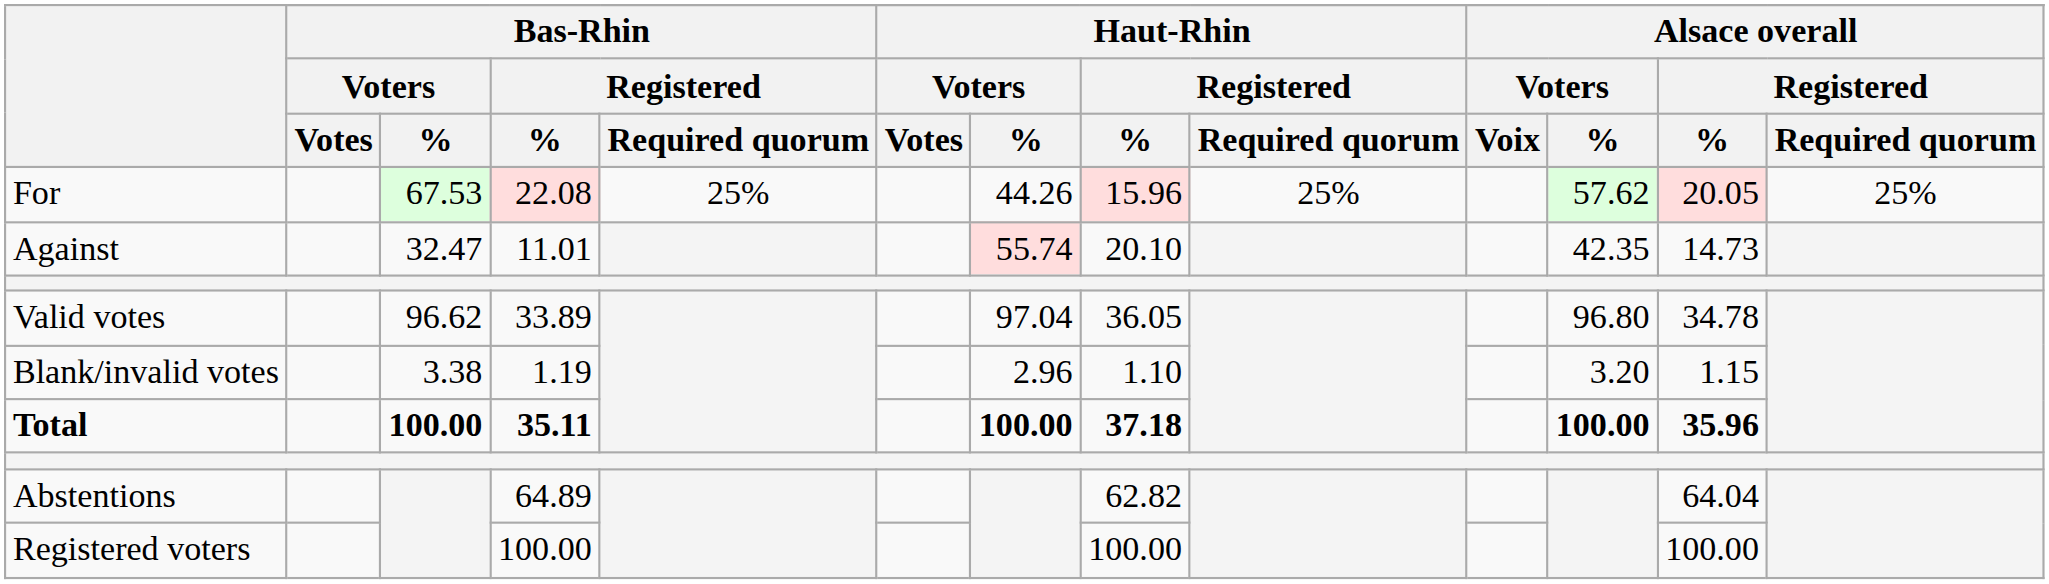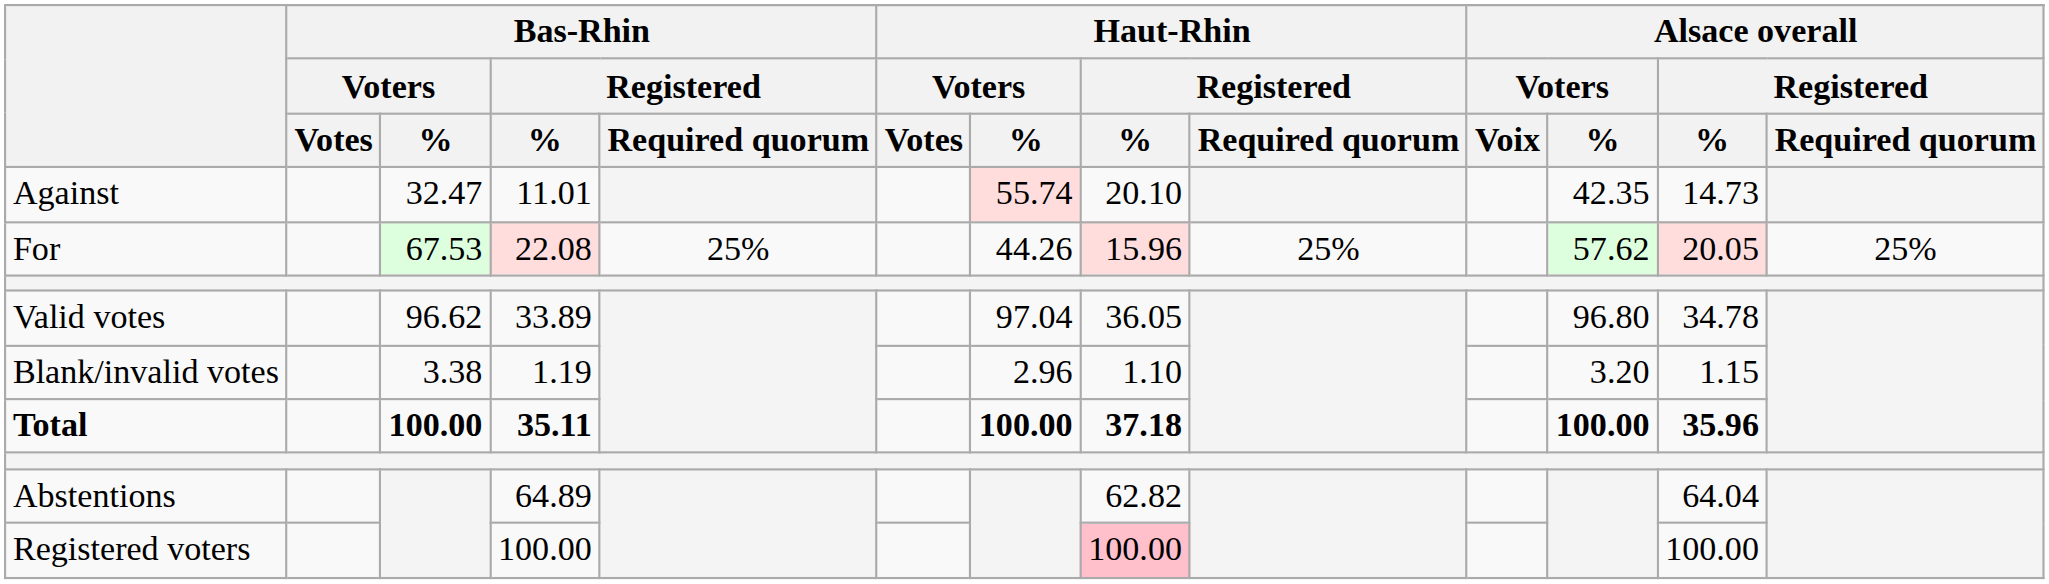rows swapped: (37, 193) <-> (66, 247)
(1135, 549) no background -> (1135, 549) pink background
